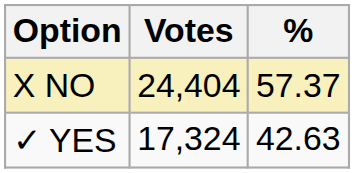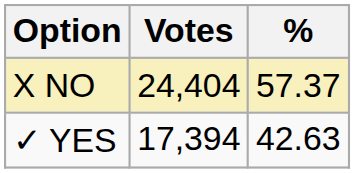(189, 139) 17,324 -> (189, 139) 17,394
